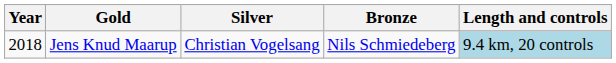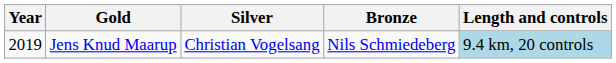(25, 44) 2018 -> (25, 44) 2019
